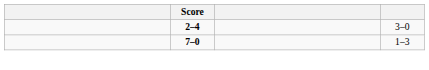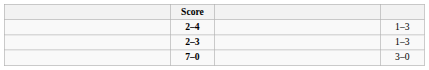(402, 27) 3–0 -> (402, 27) 1–3
+ row: (192, 42)
(402, 42) 1–3 -> (402, 57) 3–0
